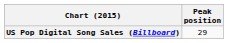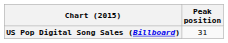(202, 32) 29 -> (202, 32) 31
